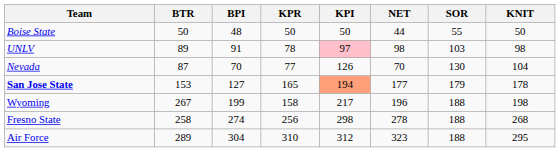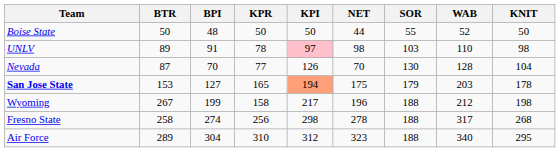+ column: (465, 13)
(399, 85) 177 -> (359, 85) 175
